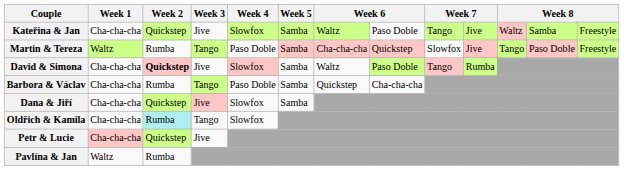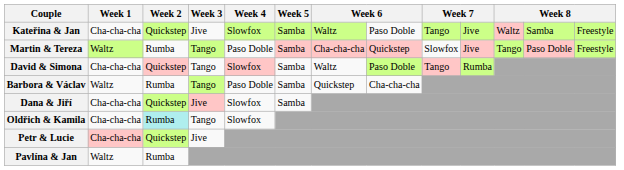(167, 67) bold -> (166, 67) normal
(202, 67) Jive -> (203, 67) Tango
(116, 85) Cha-cha-cha -> (102, 85) Waltz
